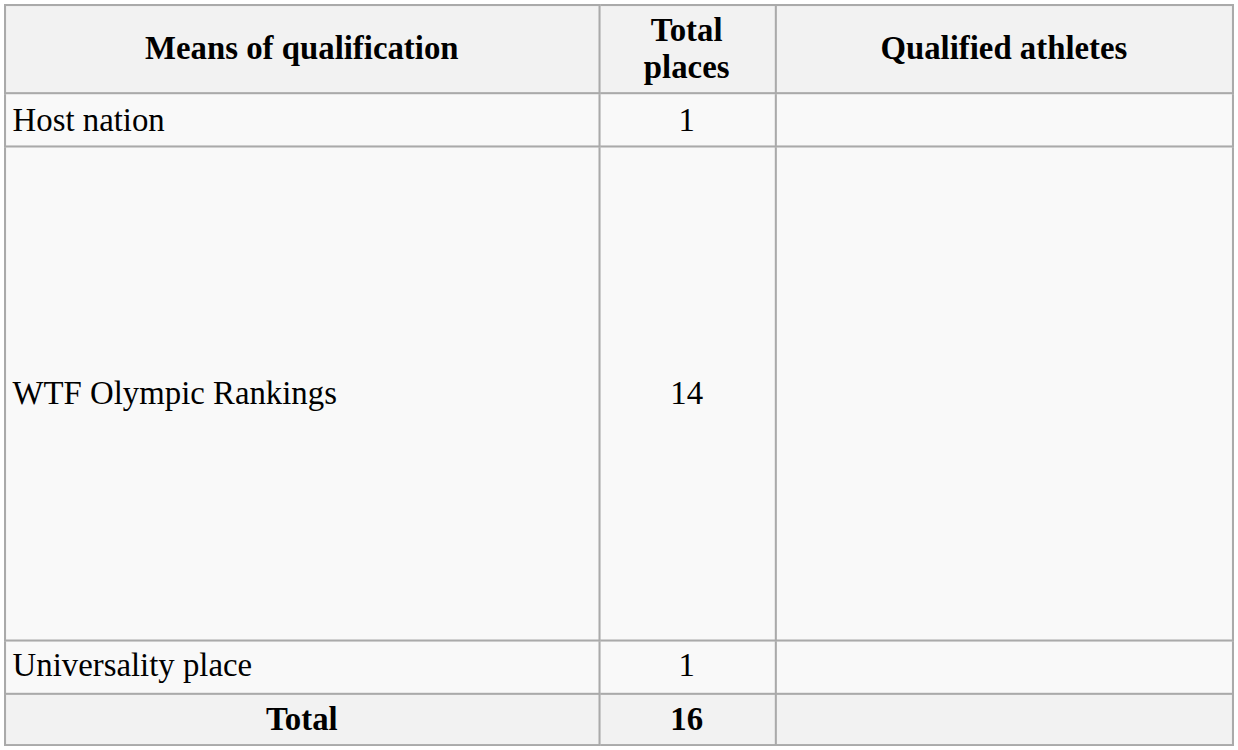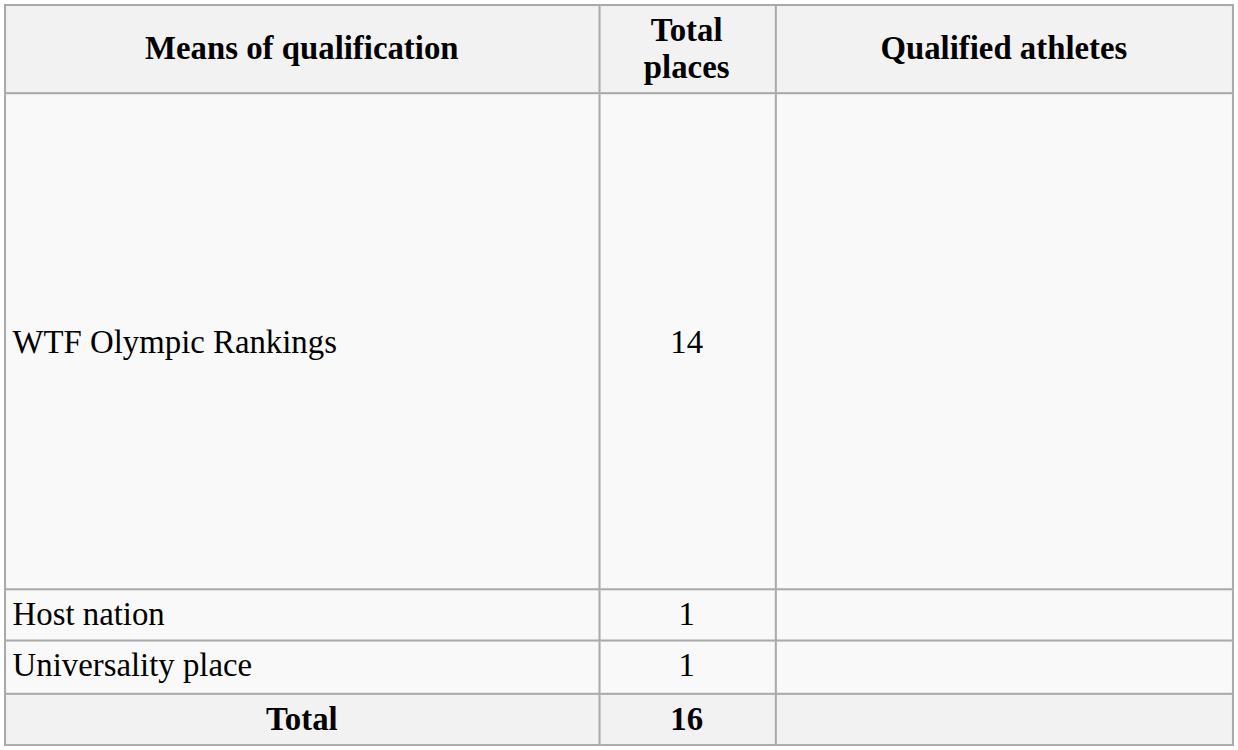rows swapped: (89, 119) <-> (175, 392)
